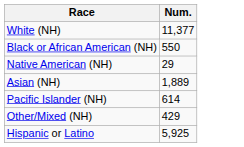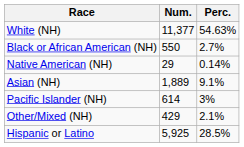+ column: (218, 13)
